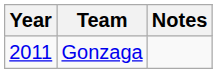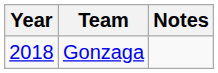(31, 52) 2011 -> (31, 52) 2018
